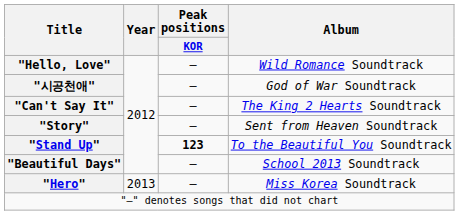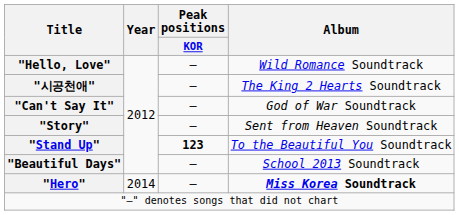(341, 86) God of War Soundtrack -> (341, 86) The King 2 Hearts Soundtrack
(341, 106) The King 2 Hearts Soundtrack -> (341, 106) God of War Soundtrack
(141, 183) 2013 -> (141, 183) 2014
(341, 183) normal -> (341, 183) bold
